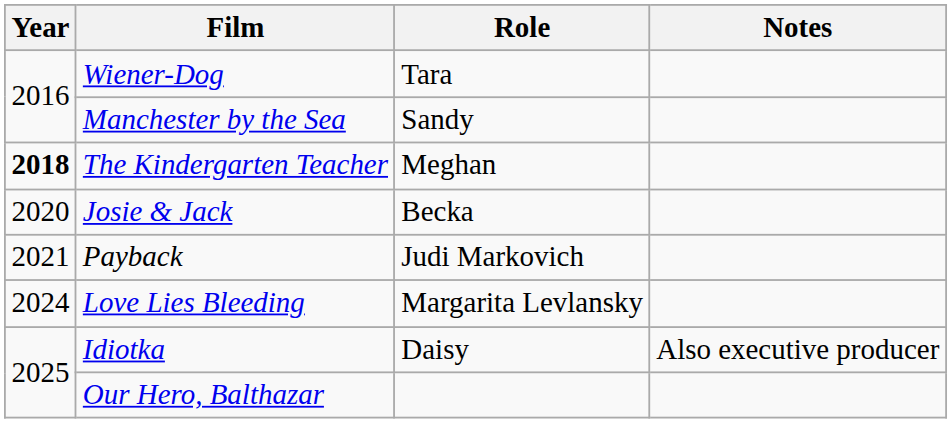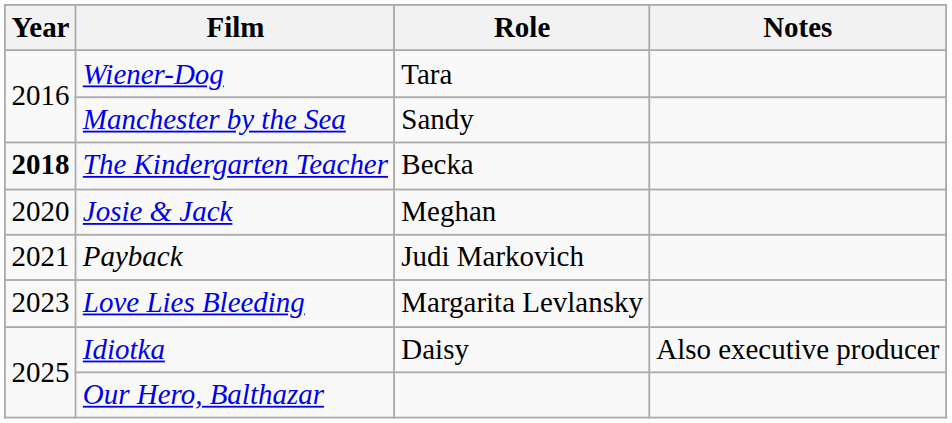(449, 165) Meghan -> (438, 165) Becka
(438, 211) Becka -> (449, 211) Meghan
(41, 303) 2024 -> (41, 303) 2023
